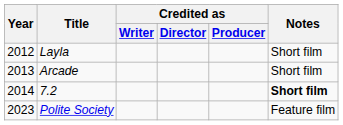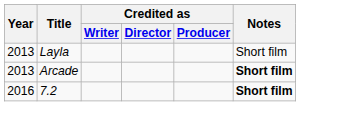(21, 52) 2012 -> (21, 52) 2013
(297, 71) normal -> (264, 71) bold
(21, 91) 2014 -> (21, 91) 2016
- row: (77, 110)
